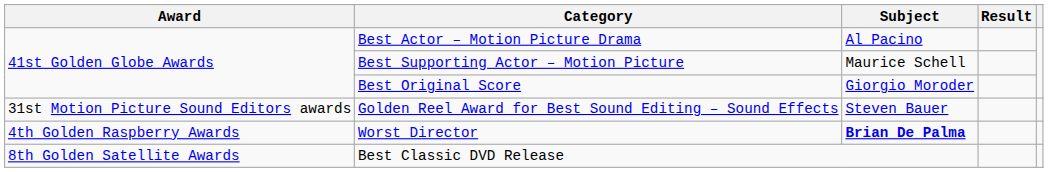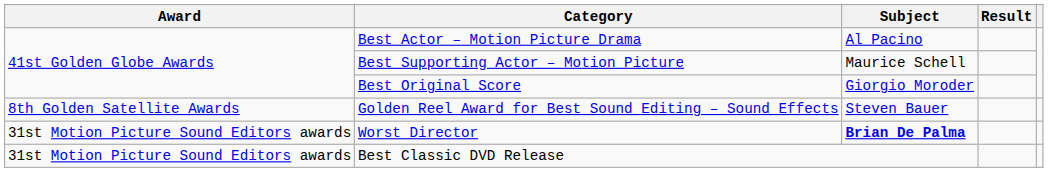(180, 109) 31st Motion Picture Sound Editors awards -> (124, 109) 8th Golden Satellite Awards
(124, 133) 4th Golden Raspberry Awards -> (180, 133) 31st Motion Picture Sound Editors awards
(124, 156) 8th Golden Satellite Awards -> (180, 156) 31st Motion Picture Sound Editors awards
